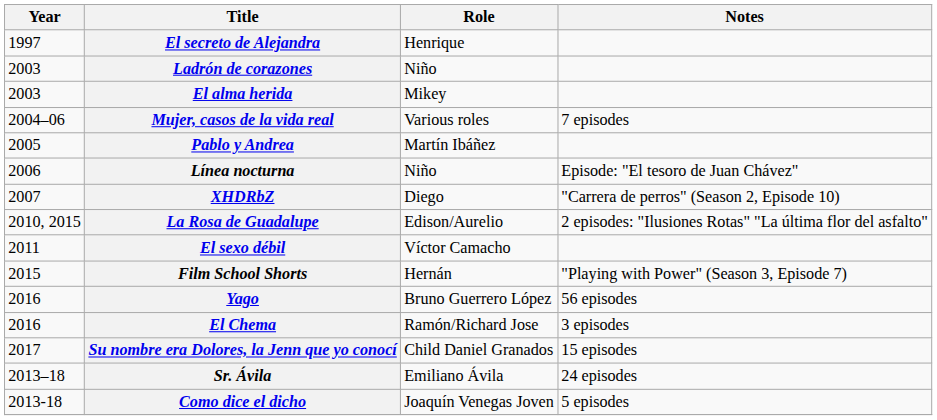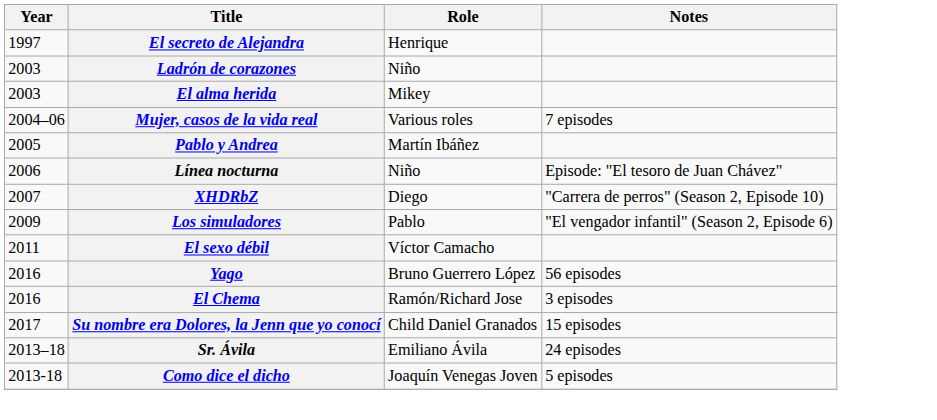+ row: (226, 222)
- row: (243, 222)
- row: (243, 273)
